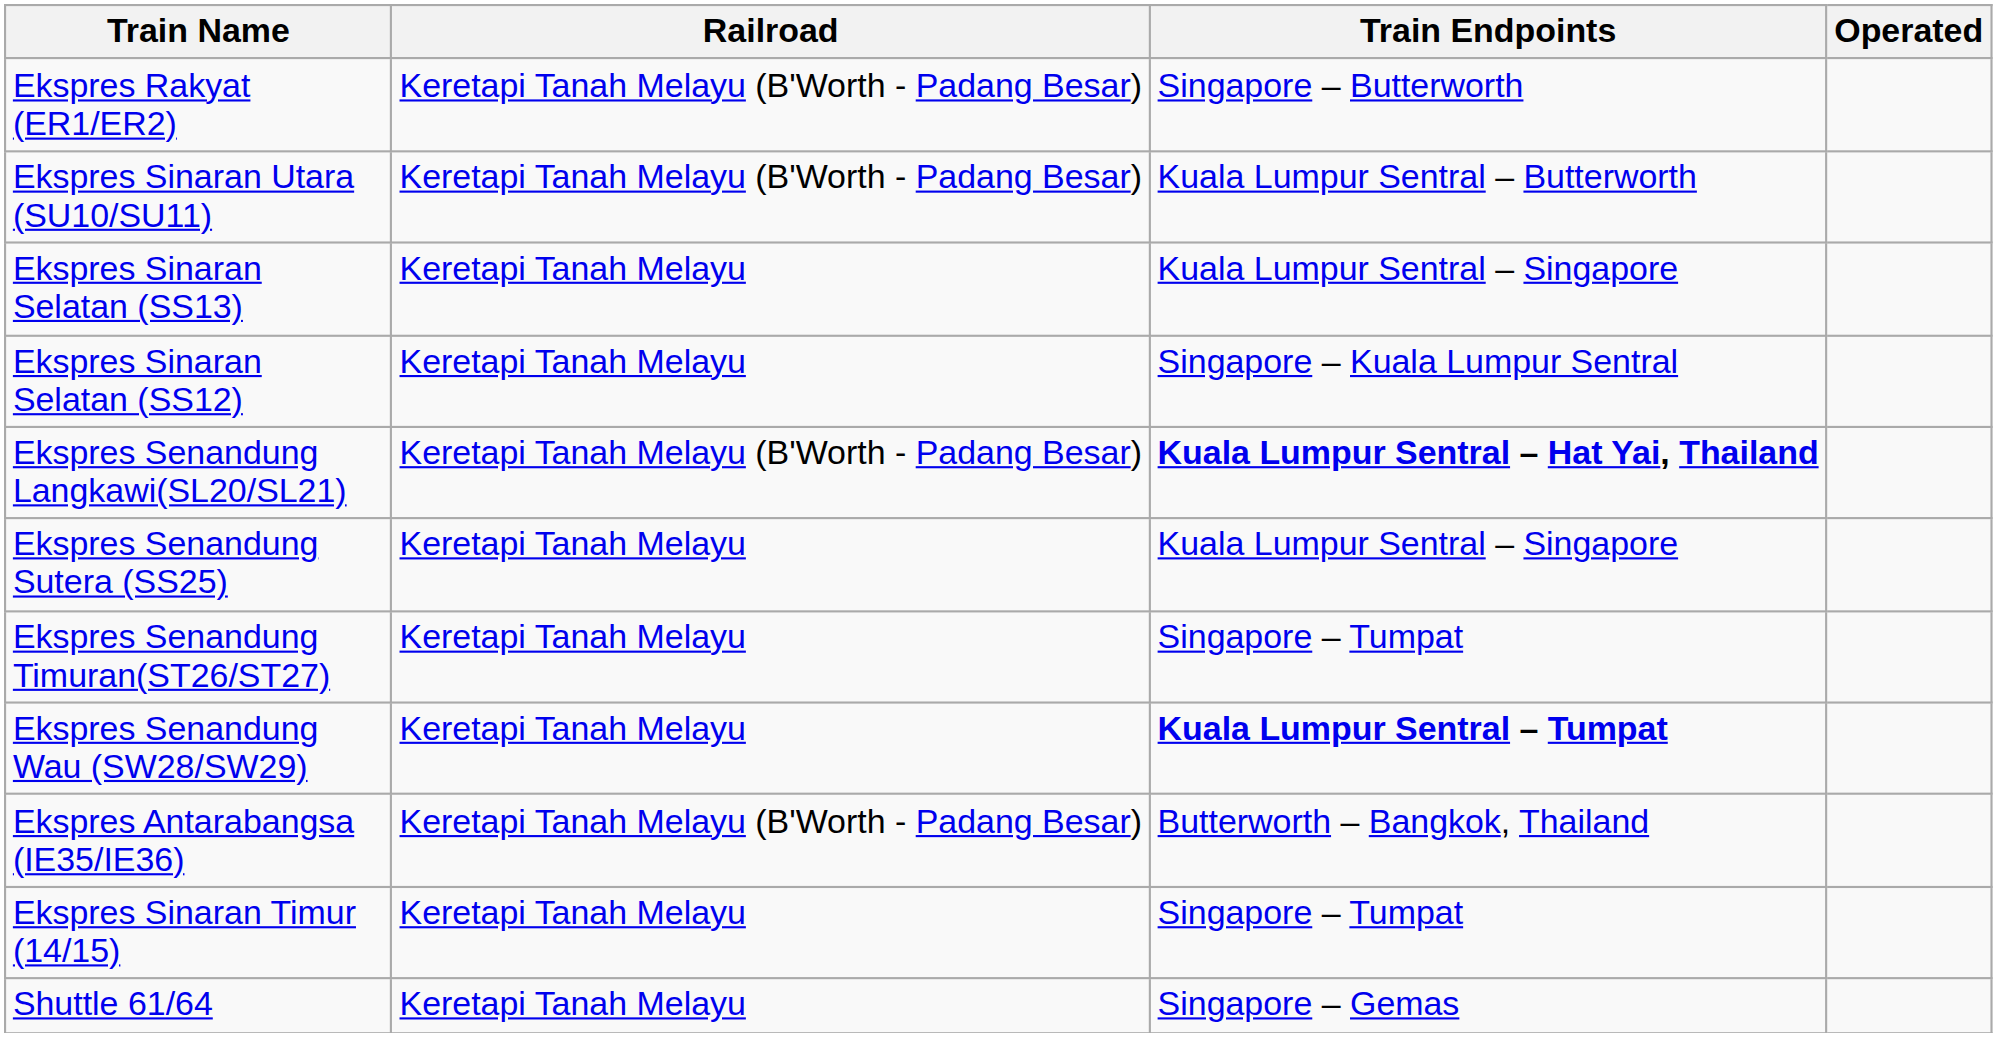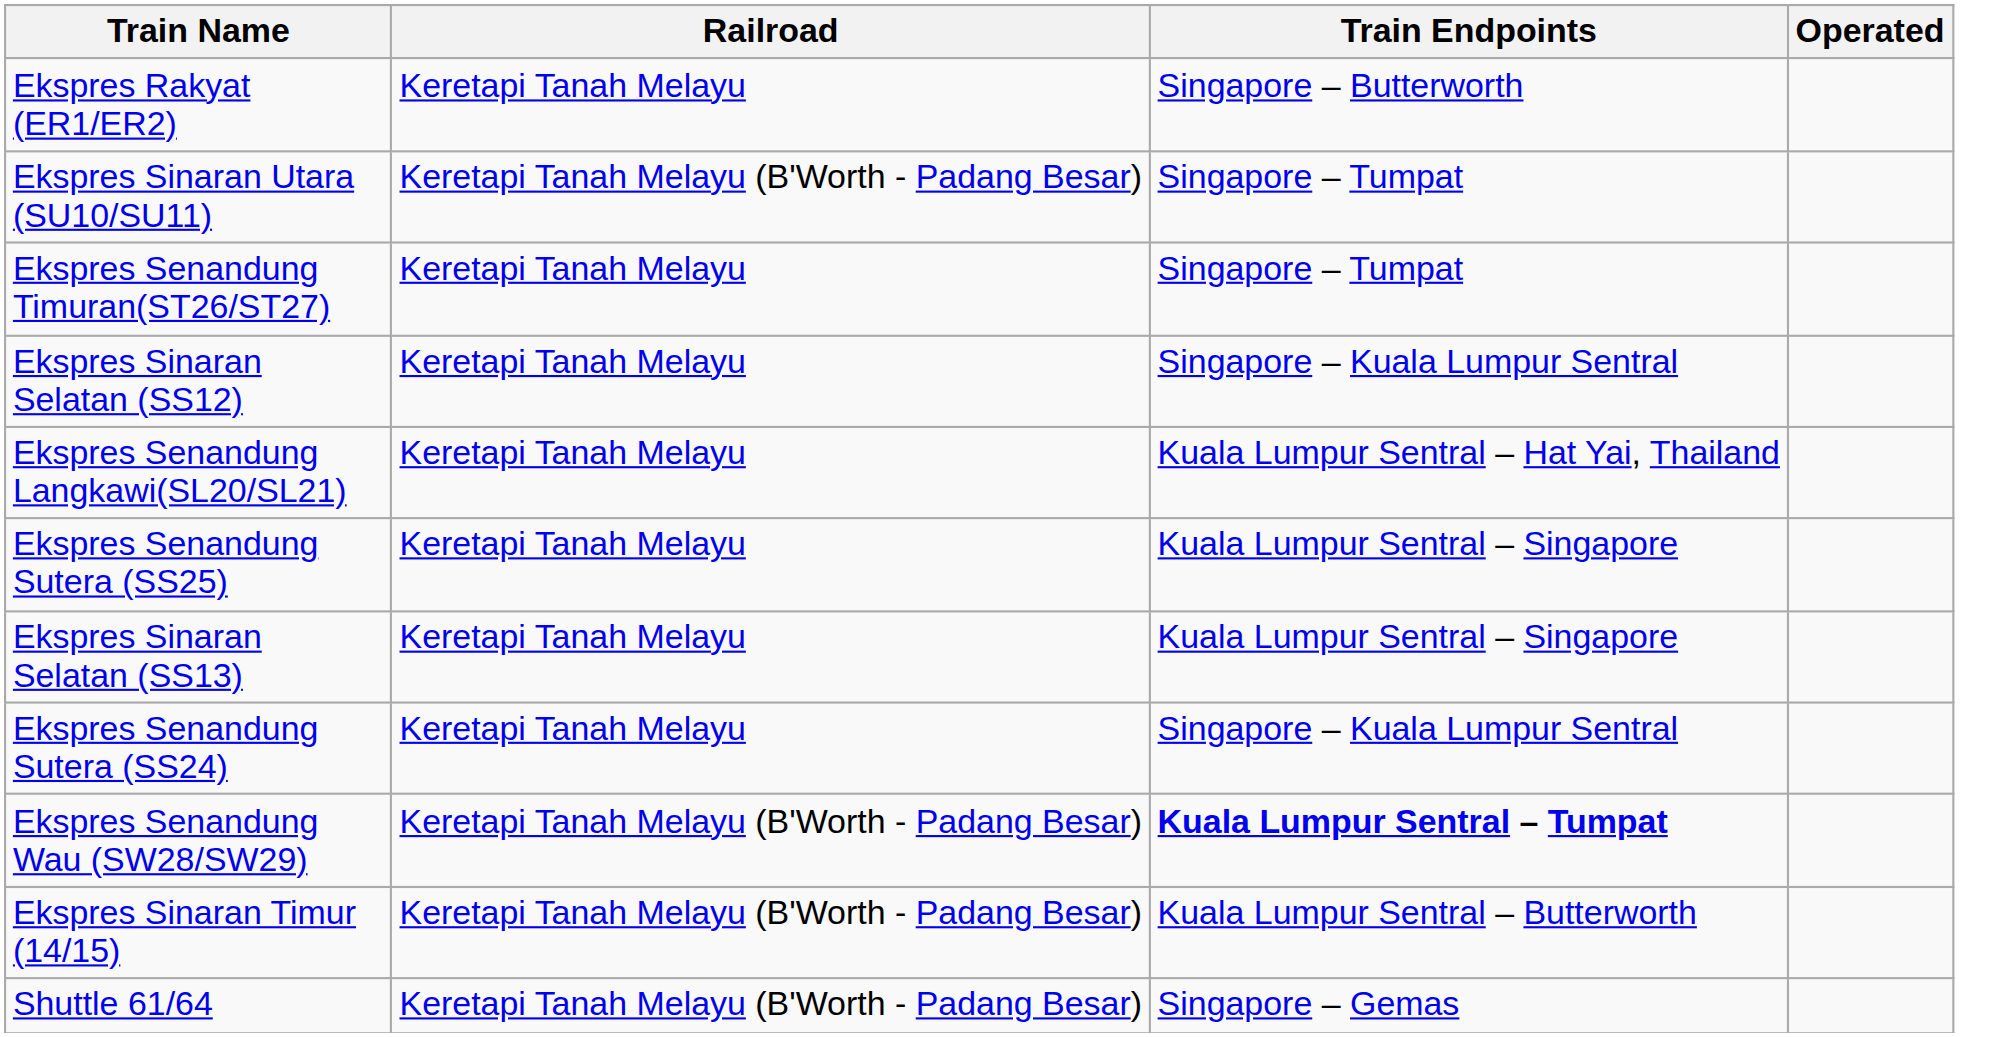(771, 85) Keretapi Tanah Melayu (B'Worth - Padang Besar) -> (573, 85) Keretapi Tanah Melayu
(1427, 177) Kuala Lumpur Sentral – Butterworth -> (1310, 177) Singapore – Tumpat
rows swapped: (137, 288) <-> (172, 656)
(771, 453) Keretapi Tanah Melayu (B'Worth - Padang Besar) -> (573, 453) Keretapi Tanah Melayu
(1488, 453) bold -> (1469, 453) normal
+ row: (166, 747)
(573, 728) Keretapi Tanah Melayu -> (771, 820) Keretapi Tanah Melayu (B'Worth - Padang Besar)
- row: (184, 839)
(573, 912) Keretapi Tanah Melayu -> (771, 912) Keretapi Tanah Melayu (B'Worth - Padang Besar)
(1310, 912) Singapore – Tumpat -> (1427, 912) Kuala Lumpur Sentral – Butterworth
(573, 1004) Keretapi Tanah Melayu -> (771, 1004) Keretapi Tanah Melayu (B'Worth - Padang Besar)
